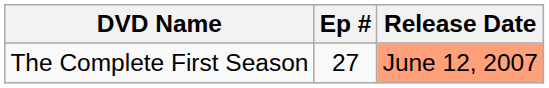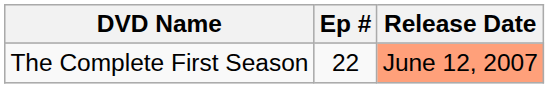(346, 62) 27 -> (346, 62) 22
